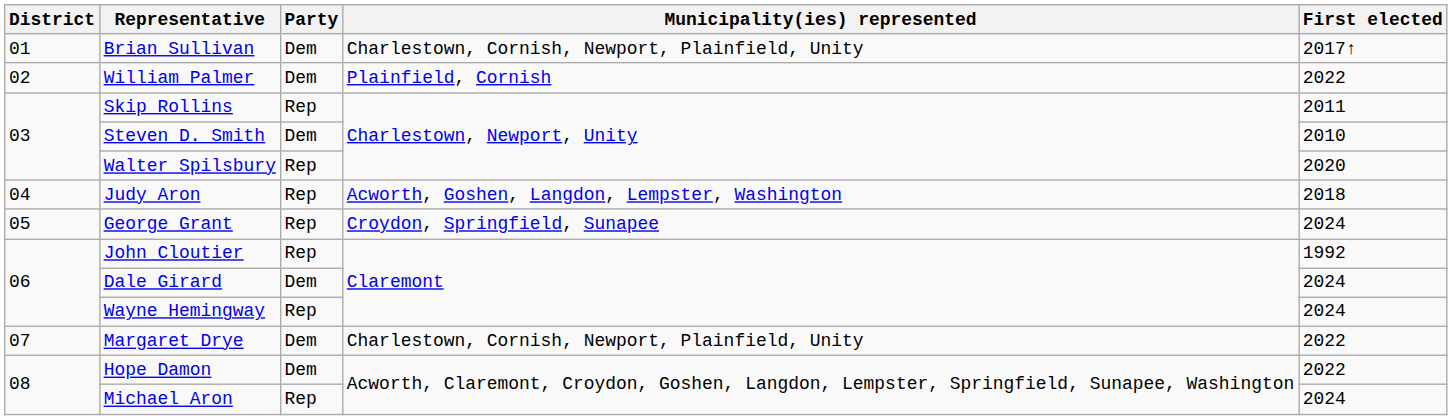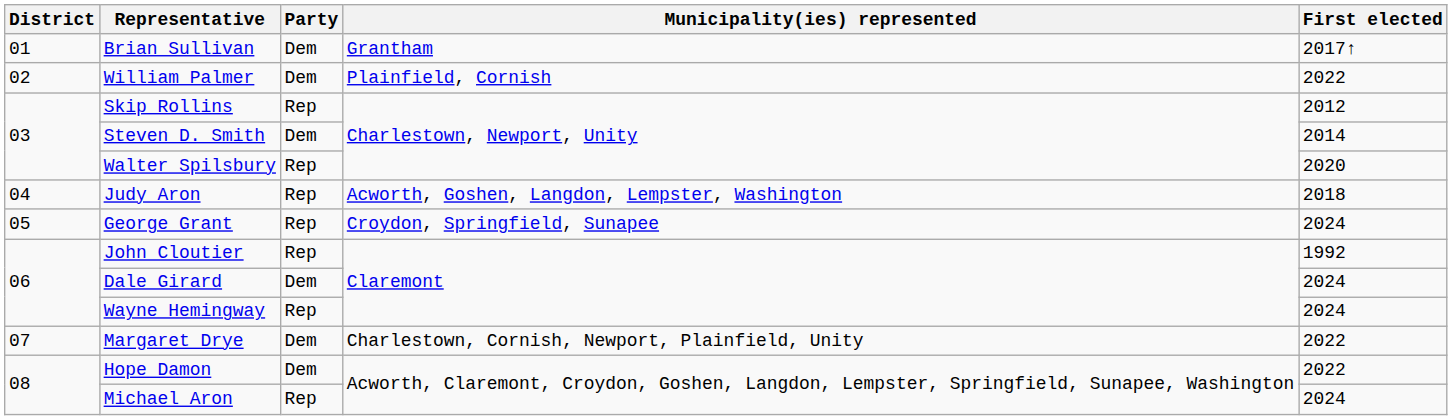(605, 49) Charlestown, Cornish, Newport, Plainfield, Unity -> (390, 49) Grantham
(1324, 107) 2011 -> (1324, 107) 2012
(1324, 136) 2010 -> (1324, 136) 2014
